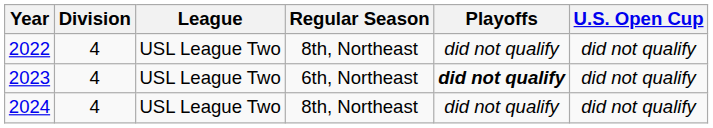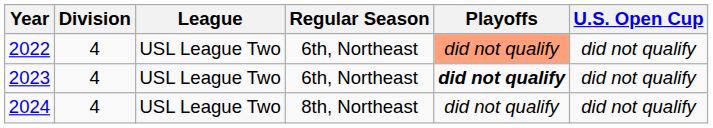(360, 48) 8th, Northeast -> (360, 48) 6th, Northeast
(502, 48) no background -> (502, 48) lightsalmon background
